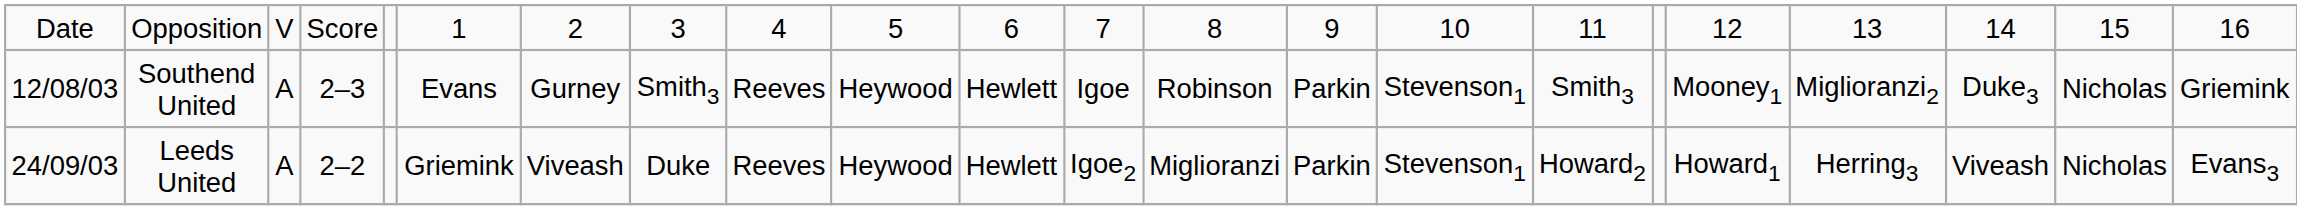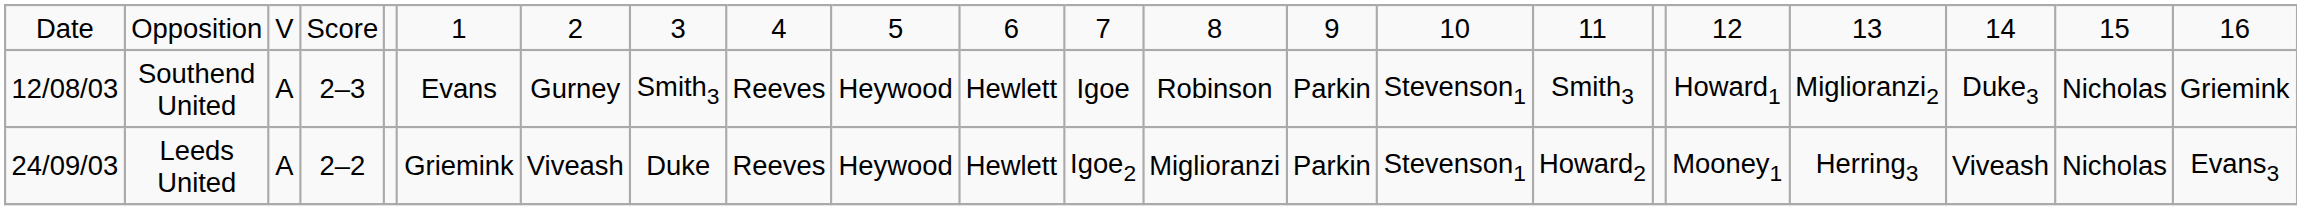(1727, 89) Mooney1 -> (1727, 89) Howard1
(1727, 166) Howard1 -> (1727, 166) Mooney1
